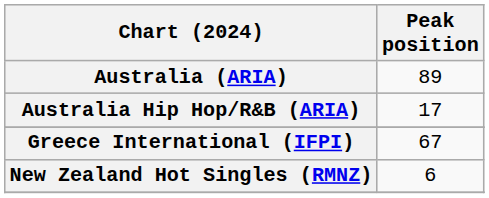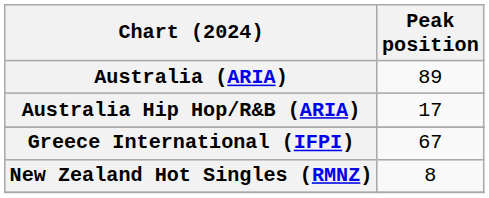(430, 176) 6 -> (430, 176) 8
